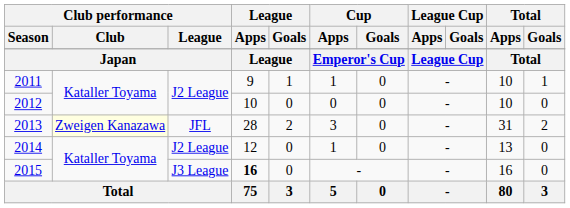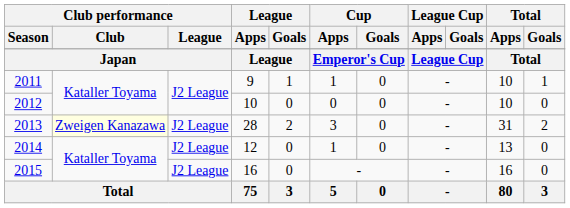(200, 125) JFL -> (200, 125) J2 League
(200, 170) J3 League -> (200, 170) J2 League
(250, 170) bold -> (250, 170) normal
